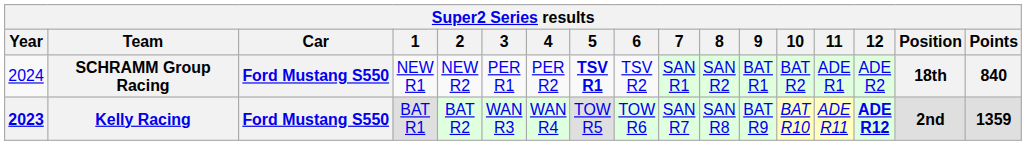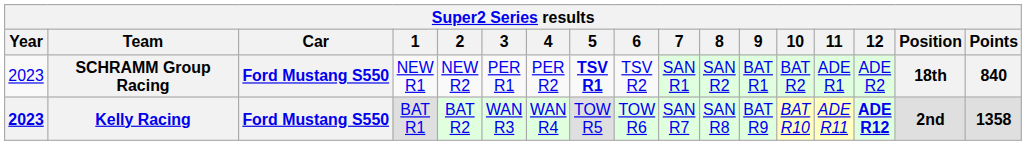(26, 76) 2024 -> (26, 76) 2023
(994, 118) 1359 -> (994, 118) 1358
